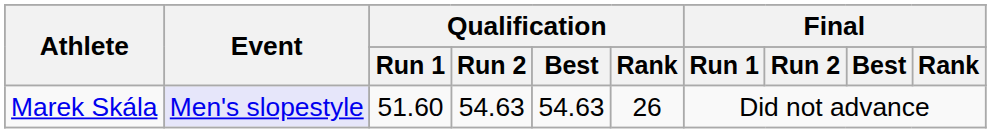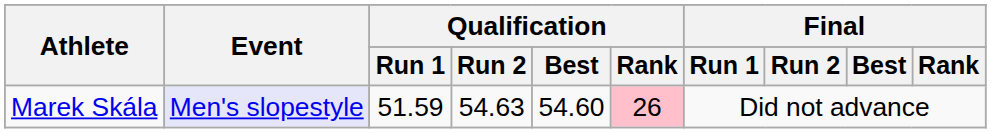(410, 107) 51.60 -> (410, 107) 51.59
(572, 107) 54.63 -> (572, 107) 54.60
(647, 107) no background -> (647, 107) pink background
